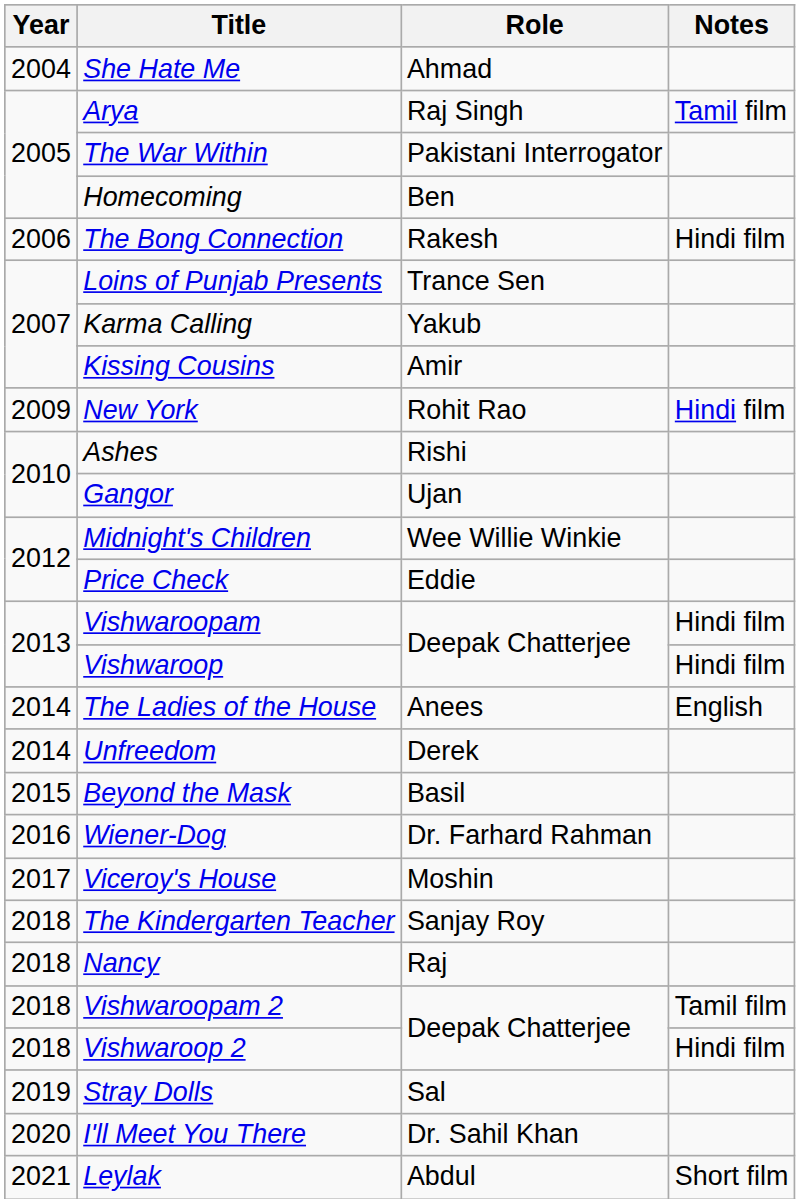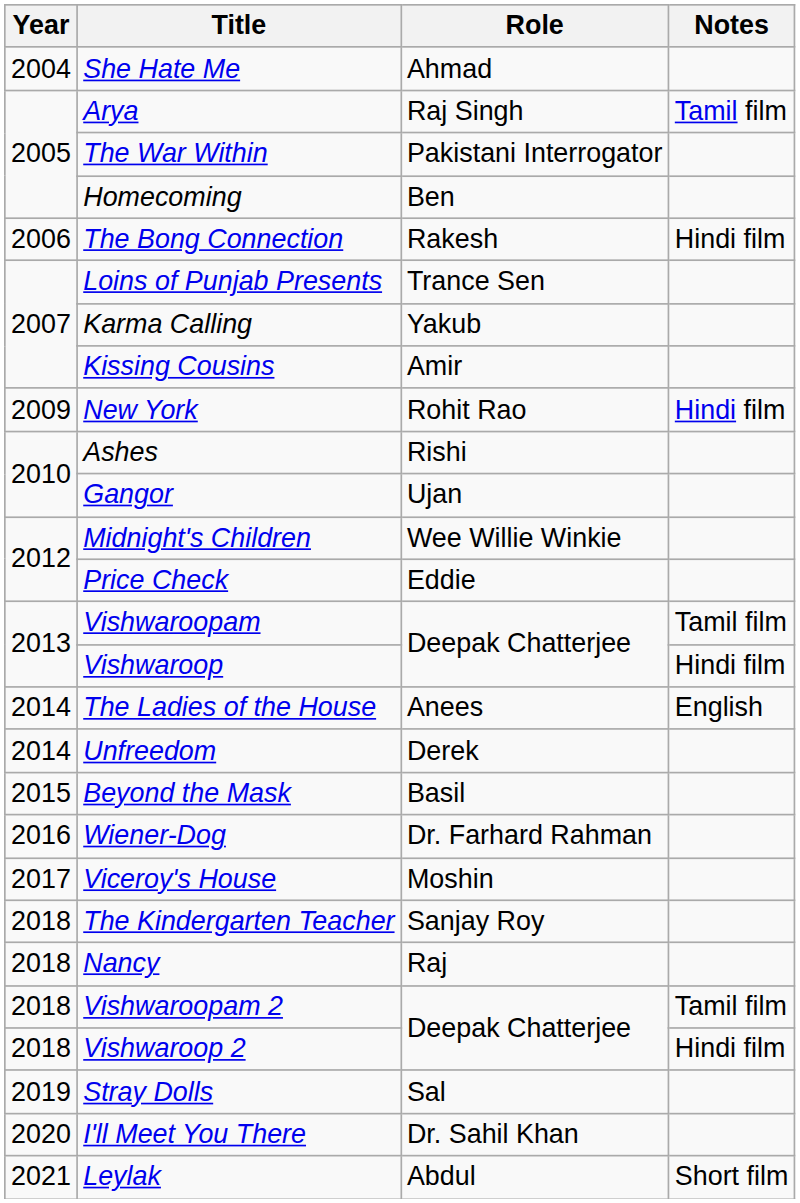(730, 622) Hindi film -> (731, 622) Tamil film
